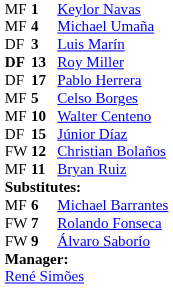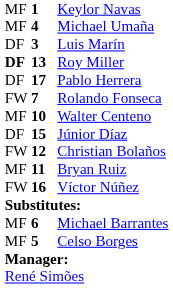rows swapped: (98, 98) <-> (110, 223)
+ row: (98, 187)
- row: (104, 240)
